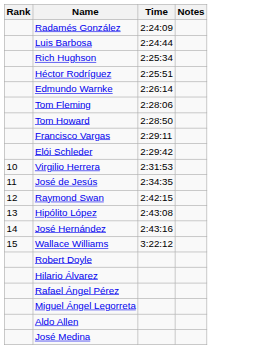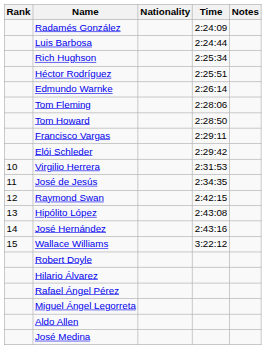+ column: (165, 12)
